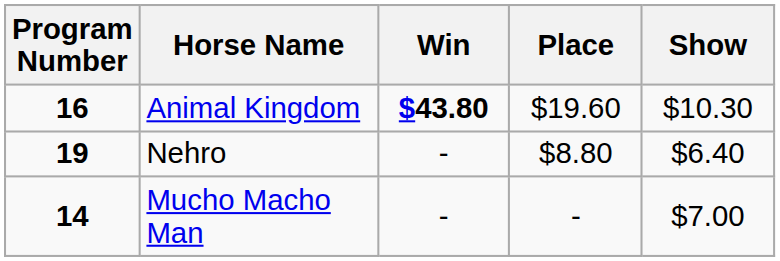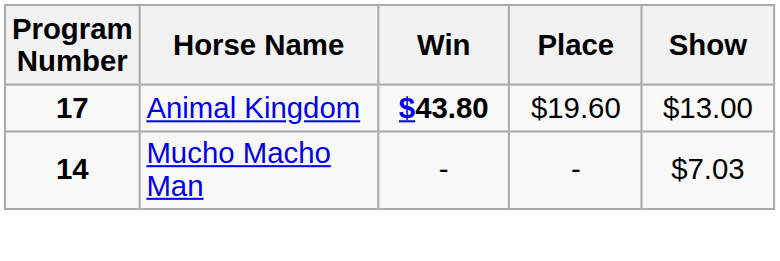(72, 108) 16 -> (72, 108) 17
(708, 108) $10.30 -> (708, 108) $13.00
- row: (186, 154)
(708, 217) $7.00 -> (708, 170) $7.03
